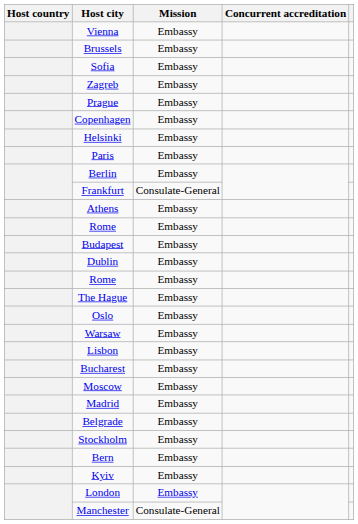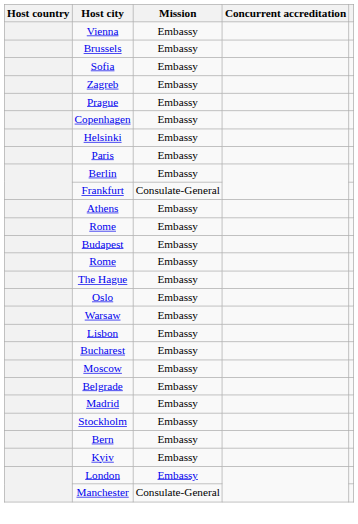- row: (103, 262)
rows swapped: (103, 421) <-> (103, 404)
